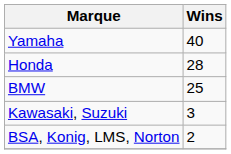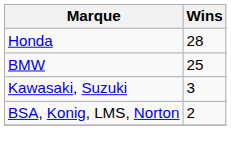- row: (36, 40)
